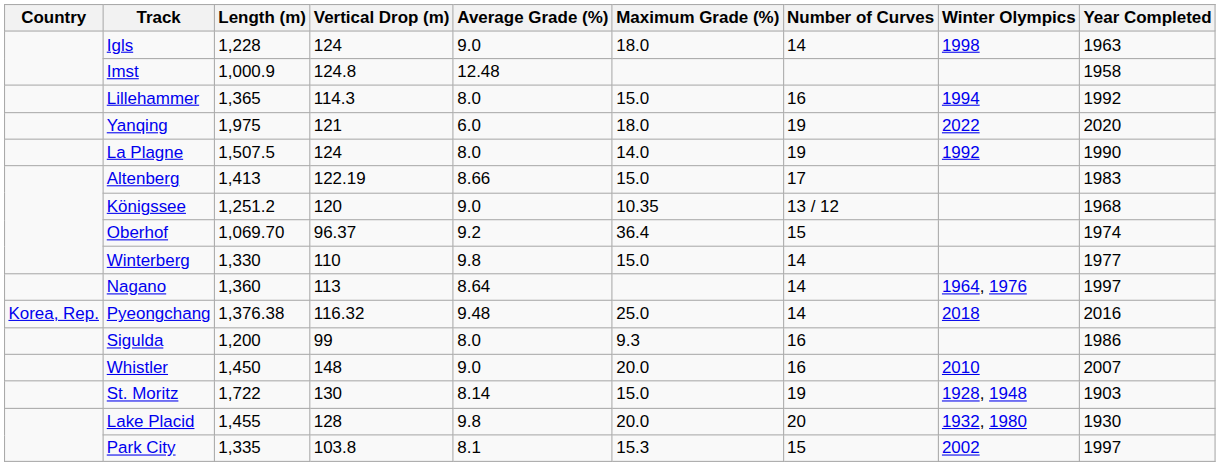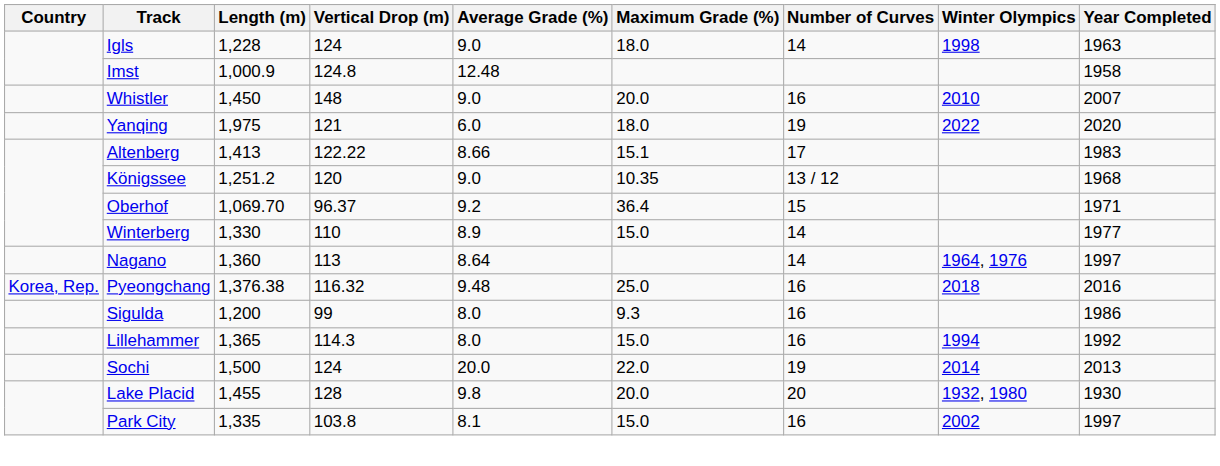rows swapped: (137, 367) <-> (153, 98)
- row: (145, 152)
(340, 179) 122.19 -> (340, 152) 122.22
(633, 179) 15.0 -> (633, 152) 15.1
(1102, 233) 1974 -> (1102, 206) 1971
(469, 260) 9.8 -> (469, 233) 8.9
(797, 313) 14 -> (797, 286) 16
+ row: (128, 367)
- row: (143, 394)
(633, 448) 15.3 -> (633, 421) 15.0
(797, 448) 15 -> (797, 421) 16
